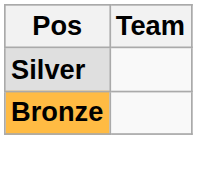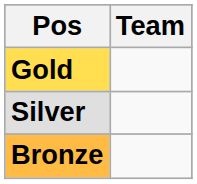+ row: (42, 69)
